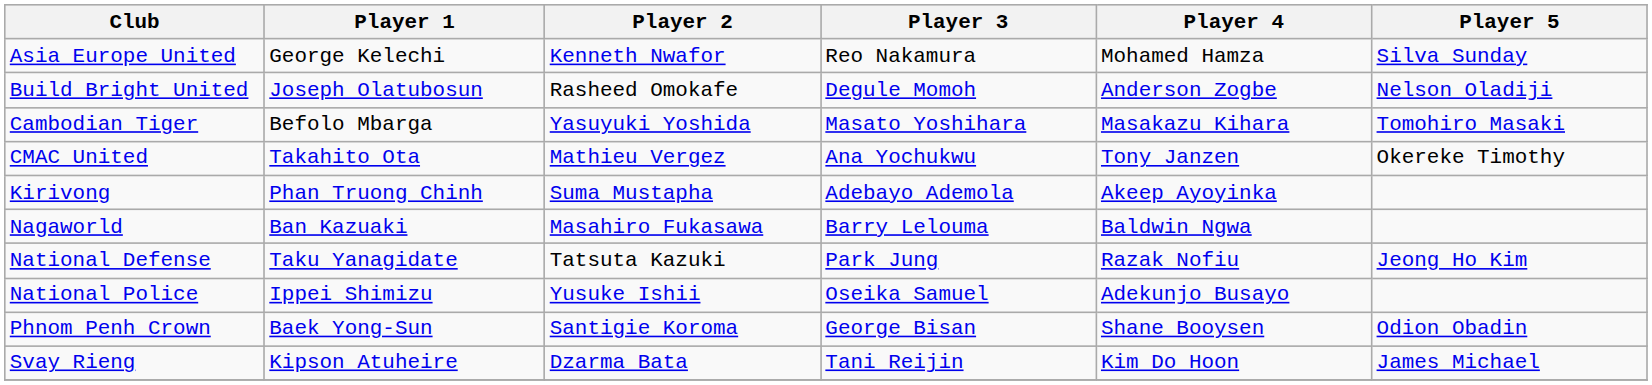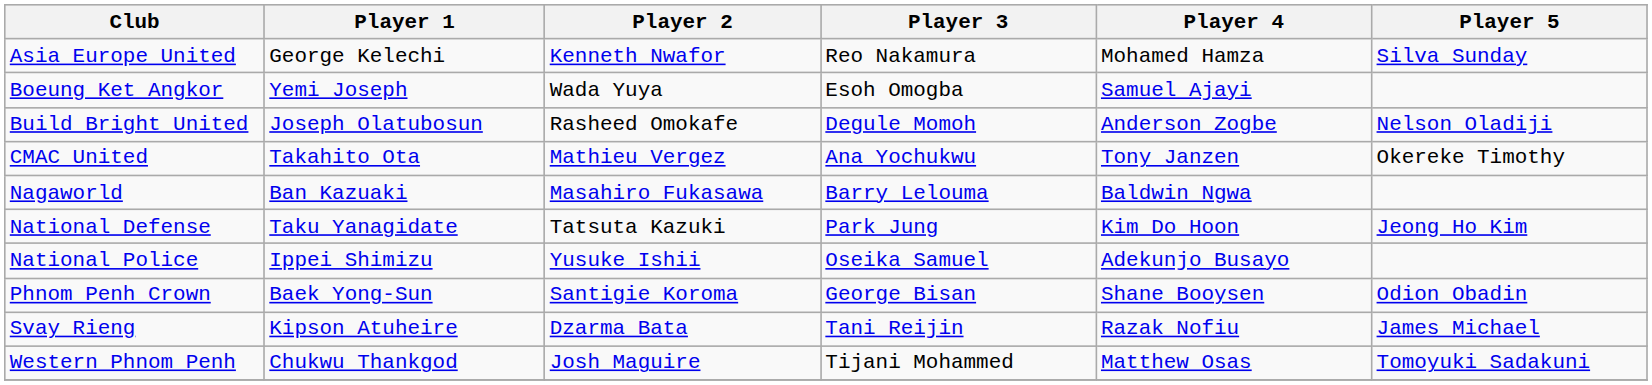+ row: (117, 90)
- row: (104, 124)
- row: (60, 192)
(1170, 261) Razak Nofiu -> (1170, 227) Kim Do Hoon
(1170, 363) Kim Do Hoon -> (1170, 329) Razak Nofiu
+ row: (123, 363)
